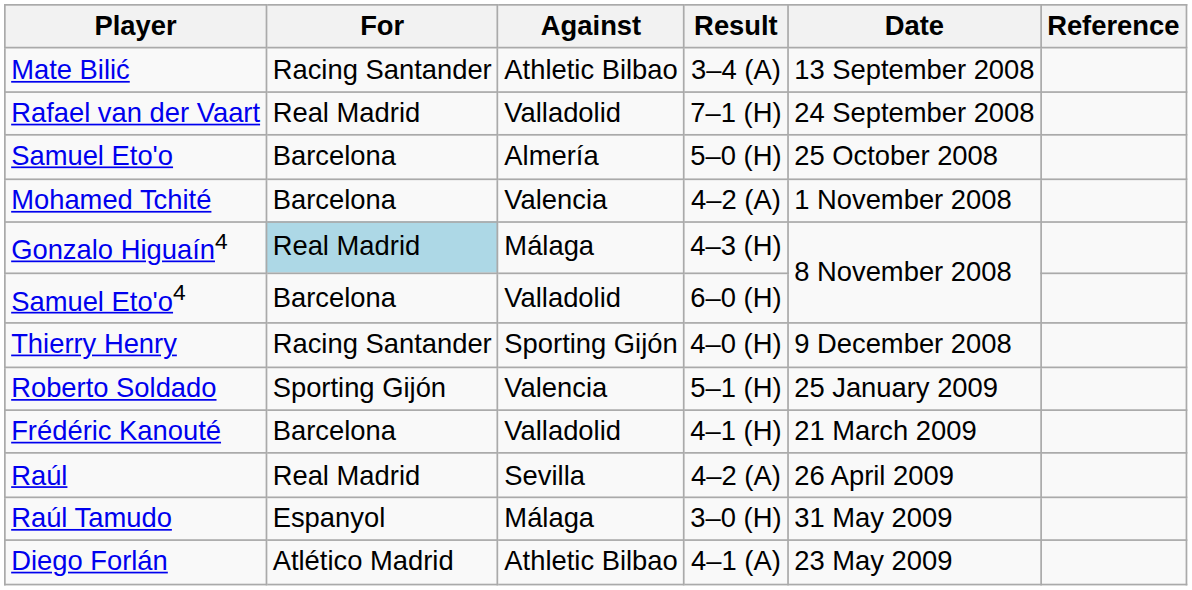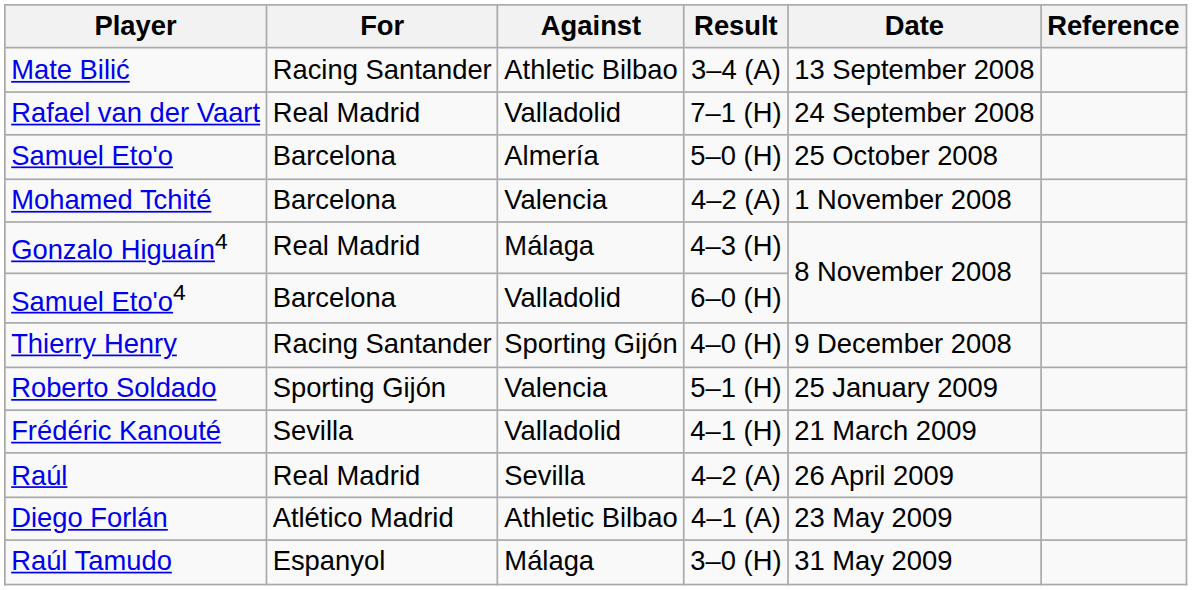(346, 246) lightblue background -> (346, 246) no background
(334, 431) Barcelona -> (313, 431) Sevilla
rows swapped: (89, 561) <-> (92, 518)
